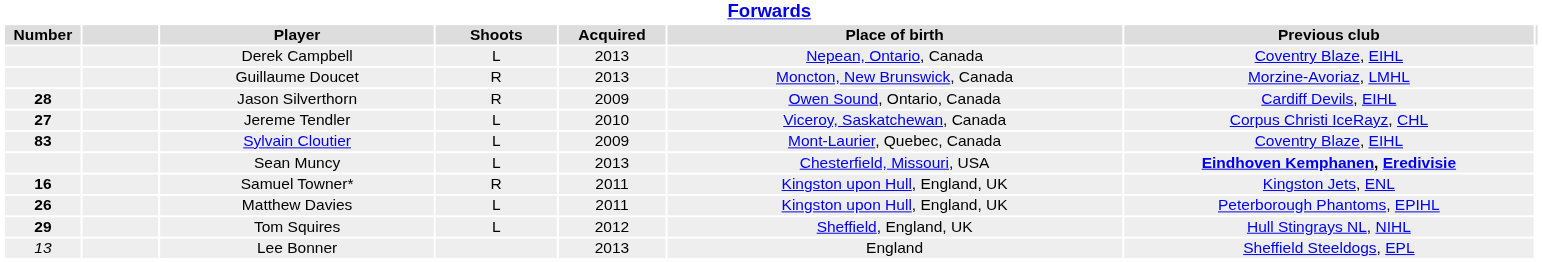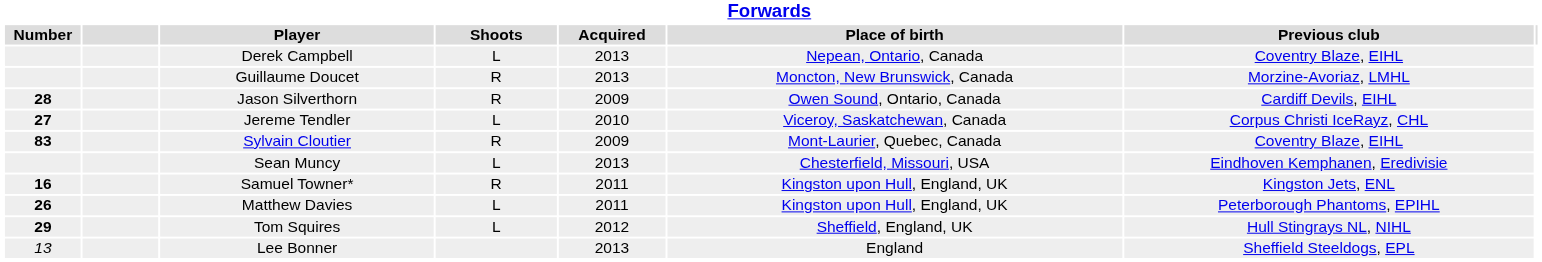(496, 141) L -> (496, 141) R
(1329, 162) bold -> (1329, 162) normal
